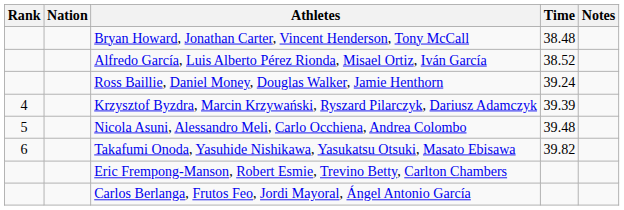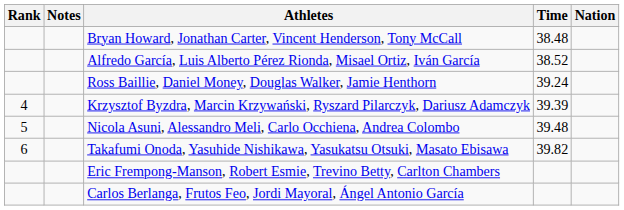columns swapped: (67, 15) <-> (599, 15)
